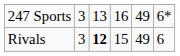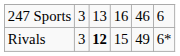(143, 16) 49 -> (143, 16) 46
(164, 16) 6* -> (160, 16) 6
(160, 39) 6 -> (164, 39) 6*
